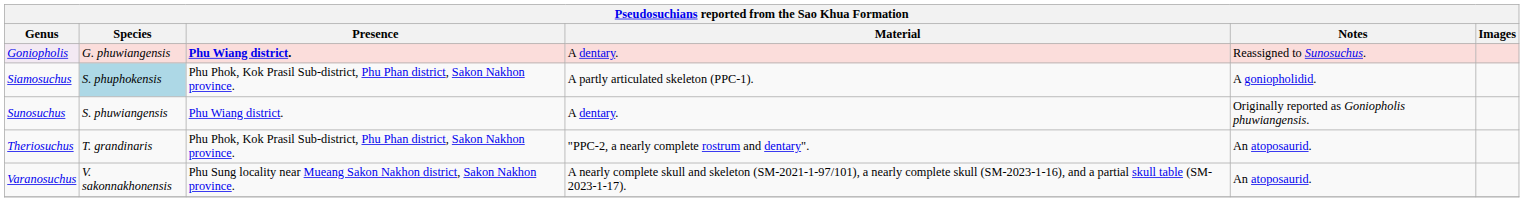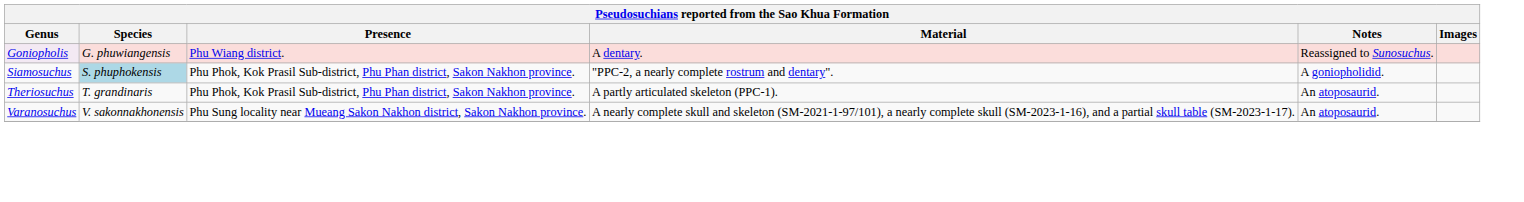(240, 53) bold -> (237, 53) normal
(661, 79) A partly articulated skeleton (PPC-1). -> (713, 72) "PPC-2, a nearly complete rostrum and dentary".
- row: (36, 113)
(689, 146) "PPC-2, a nearly complete rostrum and dentary". -> (685, 92) A partly articulated skeleton (PPC-1).
